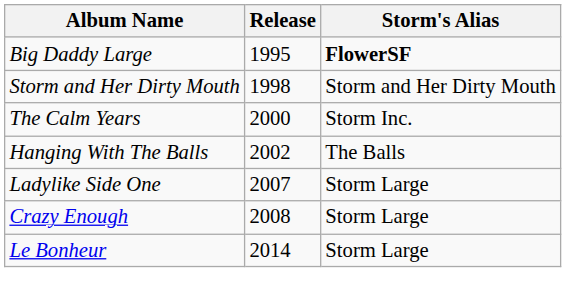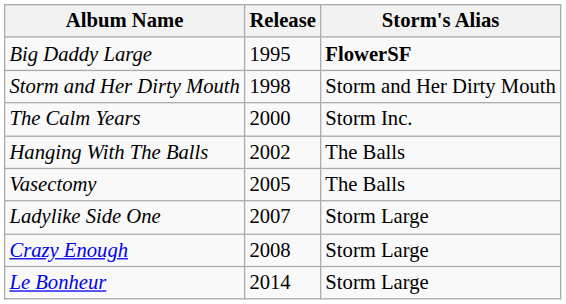+ row: (53, 184)
